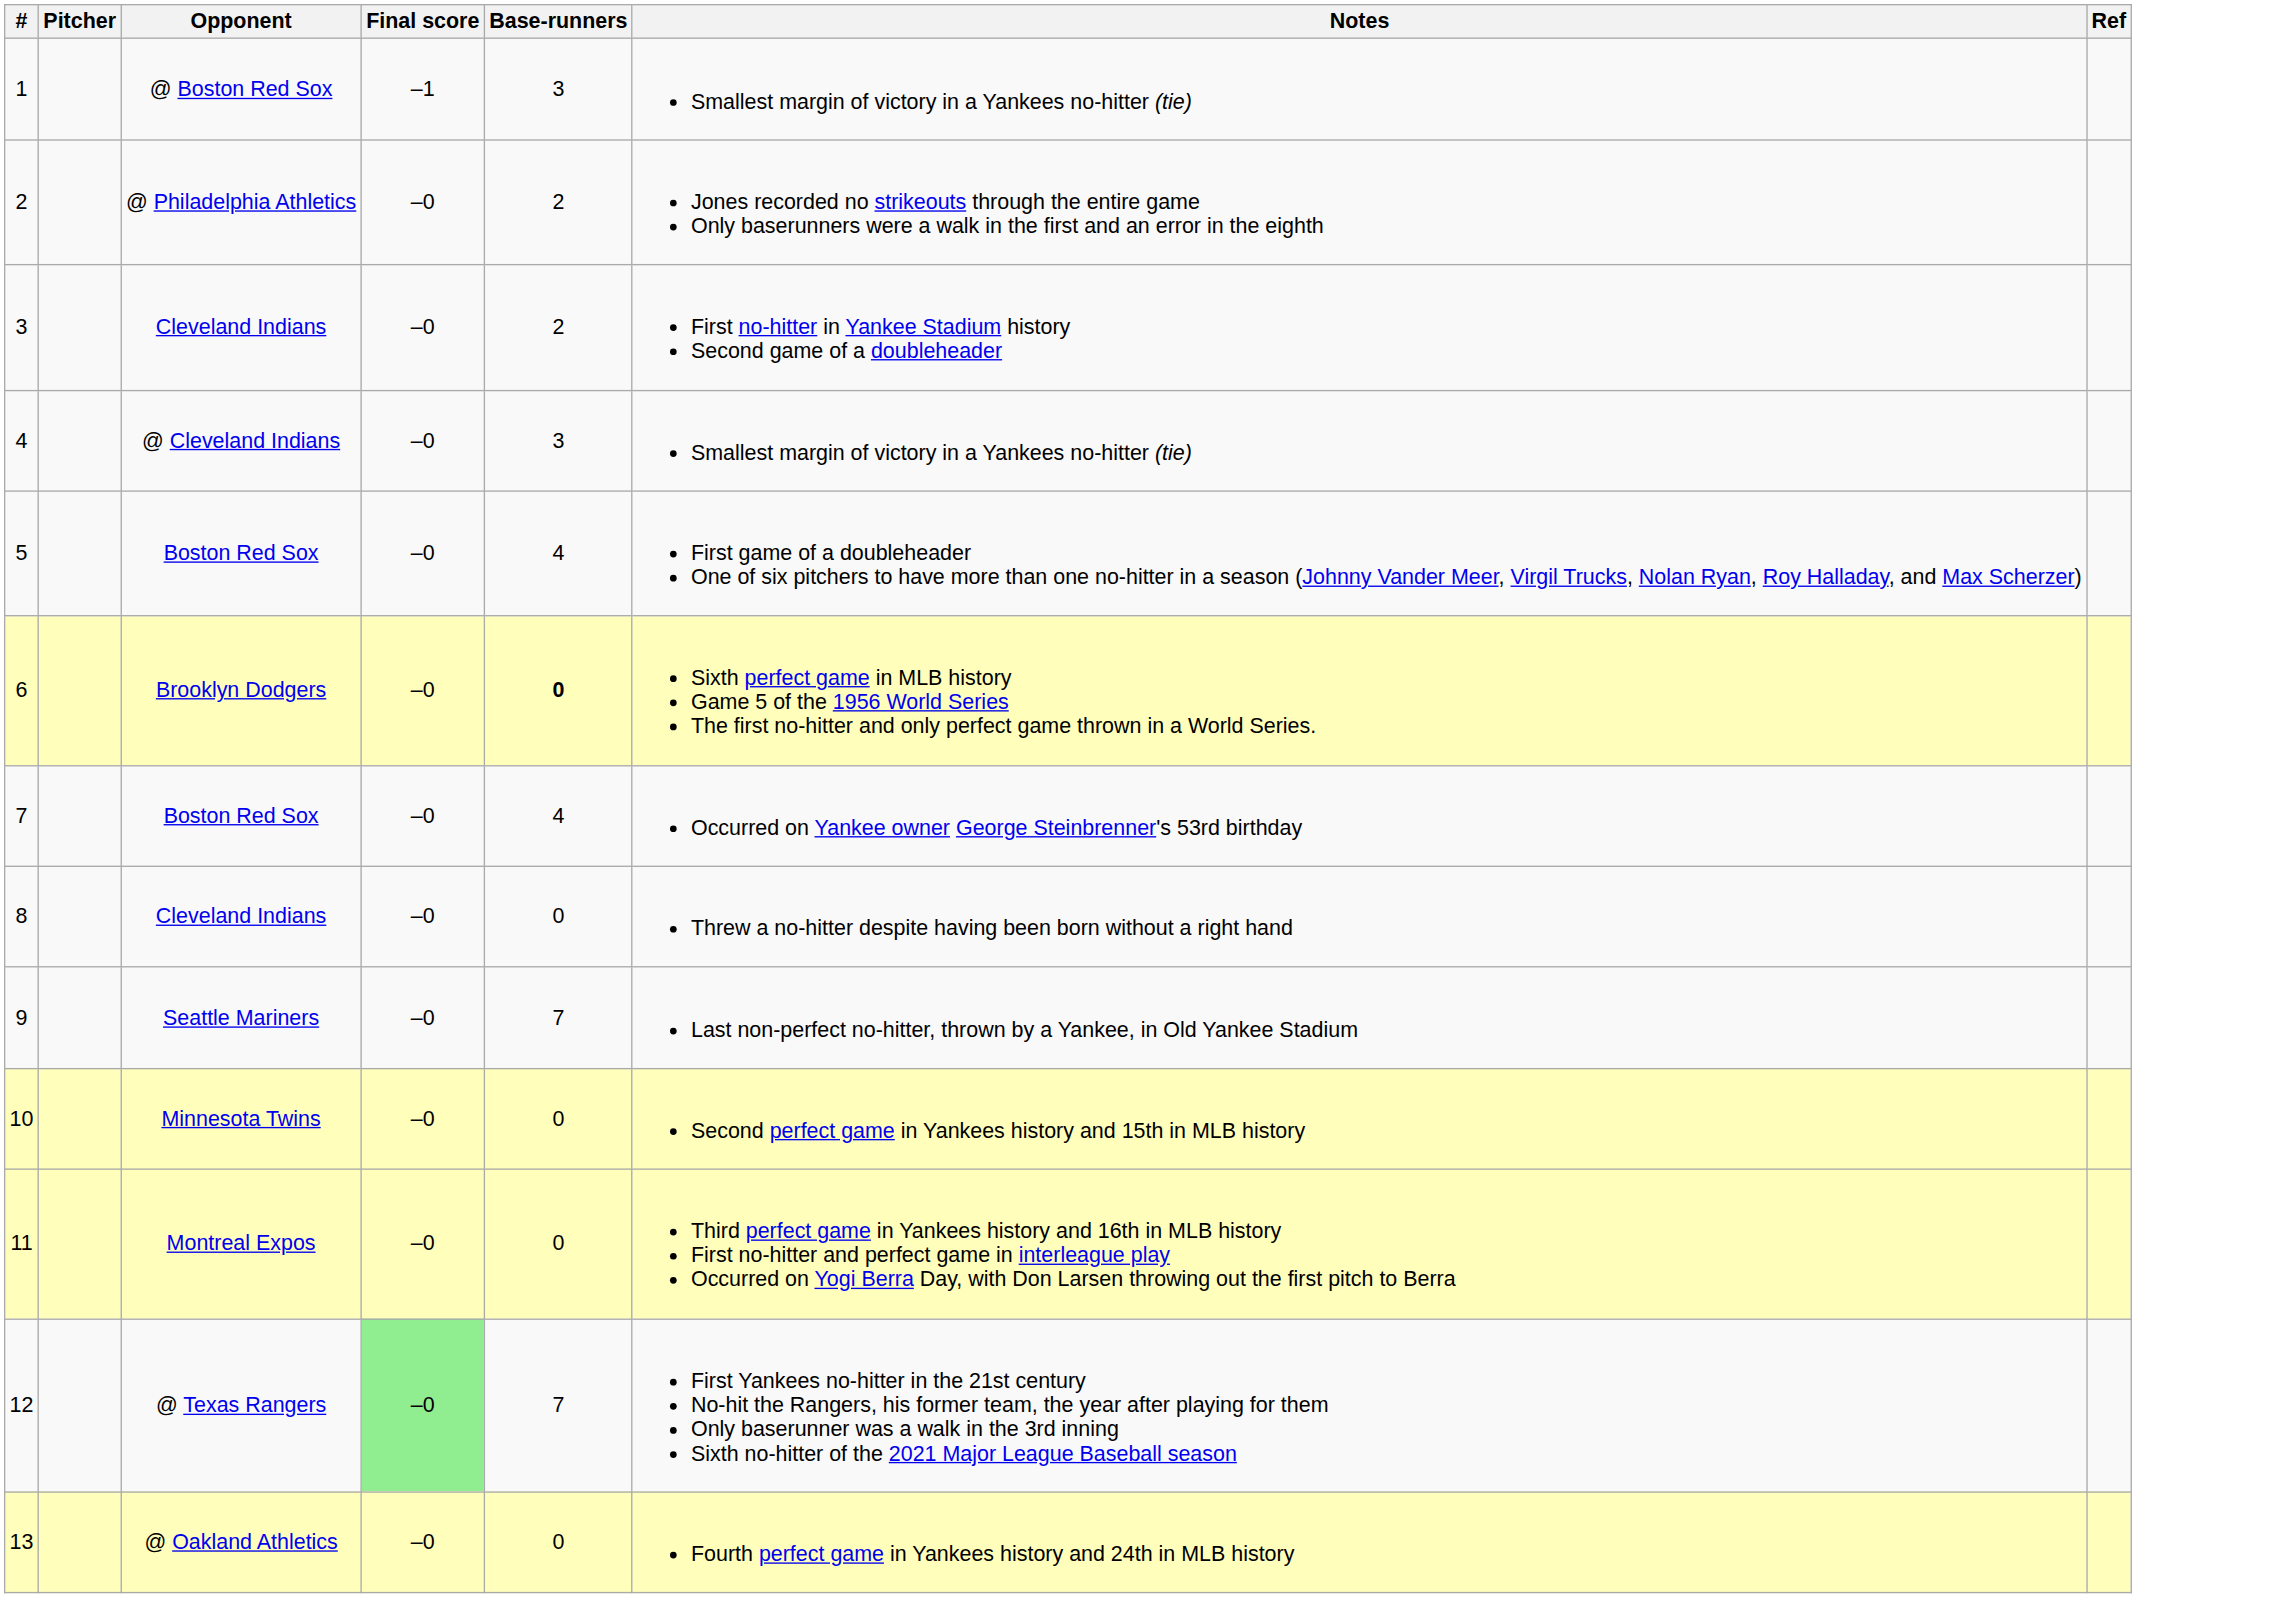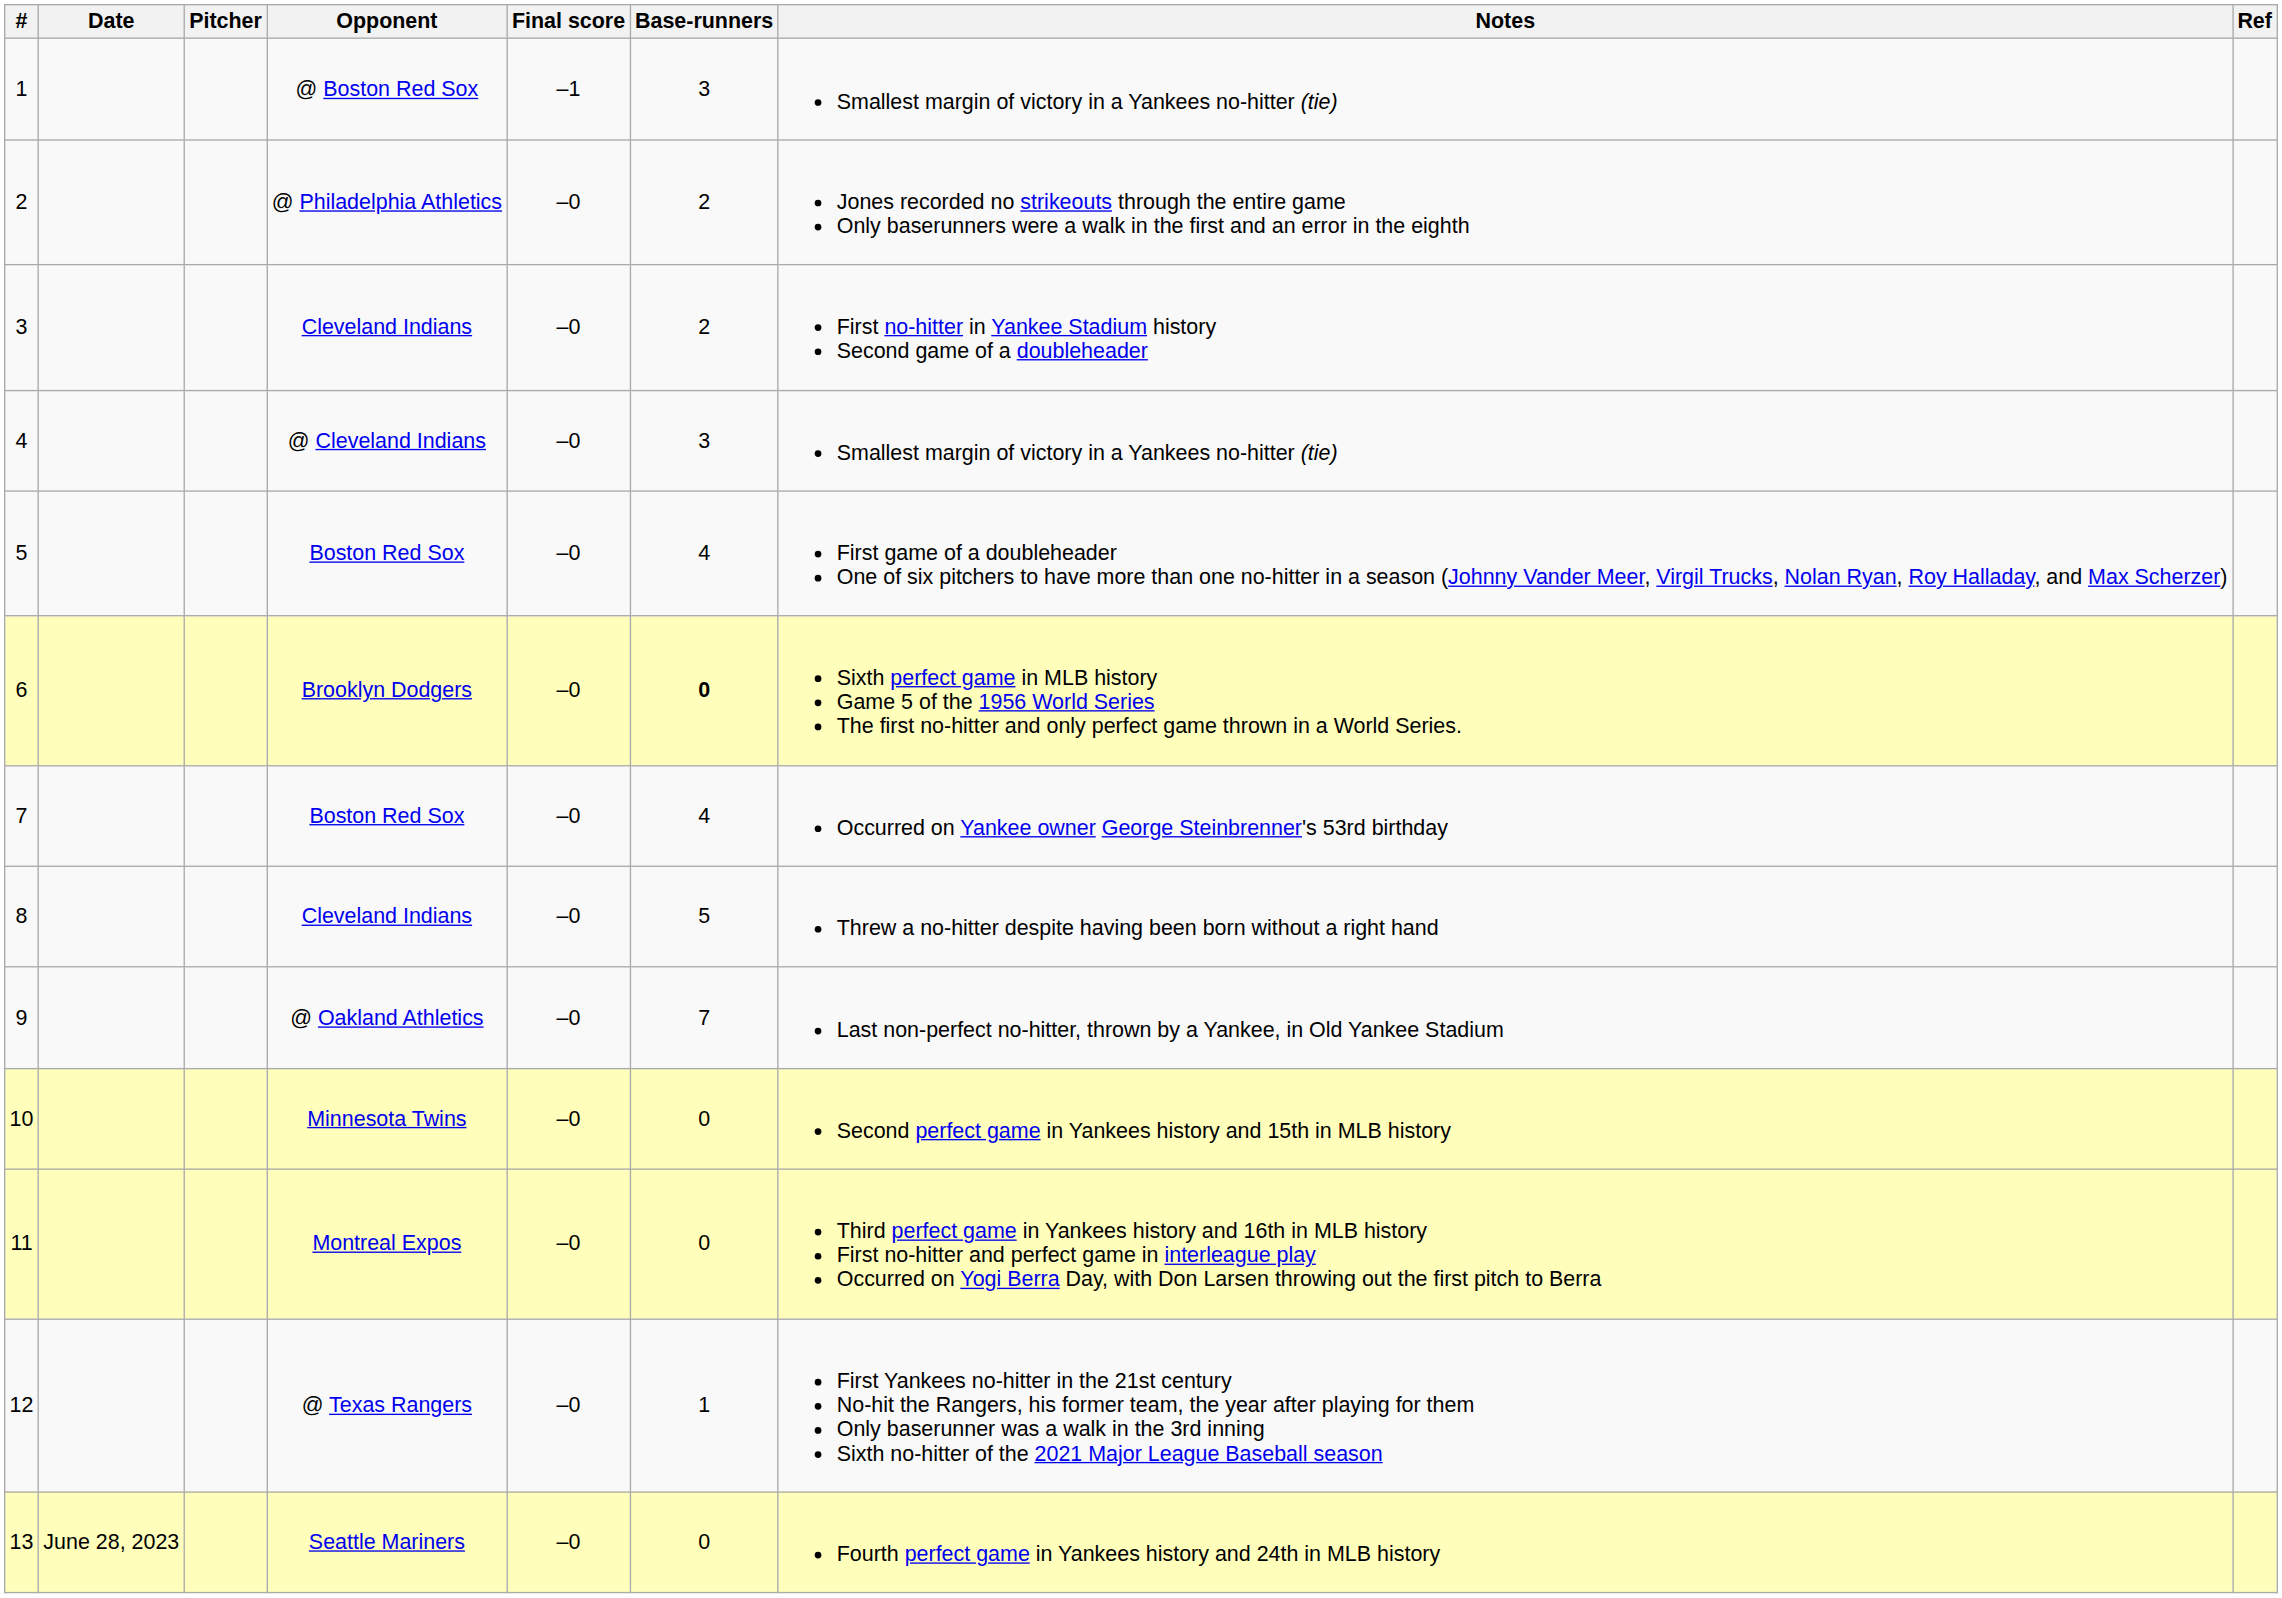+ column: (111, 21)
(558, 916) 0 -> (704, 916) 5
(241, 1017) Seattle Mariners -> (387, 1017) @ Oakland Athletics
(423, 1405) lightgreen background -> (569, 1405) no background
(558, 1405) 7 -> (704, 1405) 1
(241, 1542) @ Oakland Athletics -> (387, 1542) Seattle Mariners
